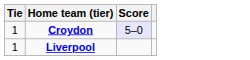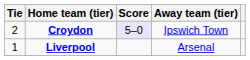+ column: (196, 13)
(15, 30) 1 -> (15, 30) 2
